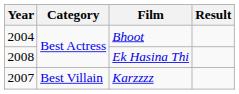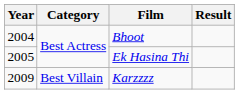(21, 57) 2008 -> (21, 57) 2005
(21, 78) 2007 -> (21, 78) 2009
